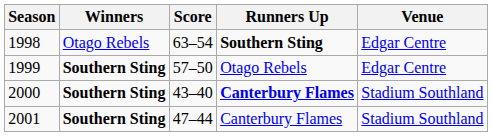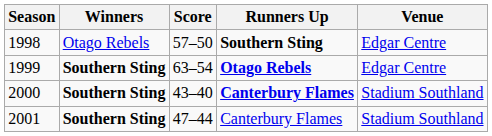(193, 42) 63–54 -> (193, 42) 57–50
(193, 67) 57–50 -> (193, 67) 63–54
(263, 67) normal -> (266, 67) bold
